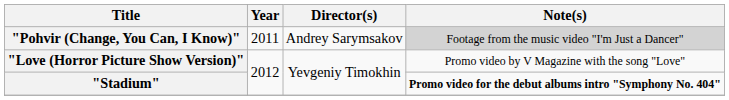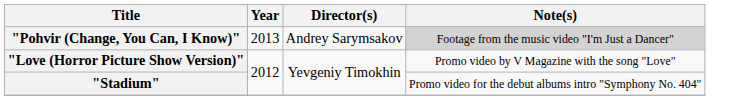(265, 38) 2011 -> (265, 38) 2013
(565, 83) bold -> (555, 84) normal
